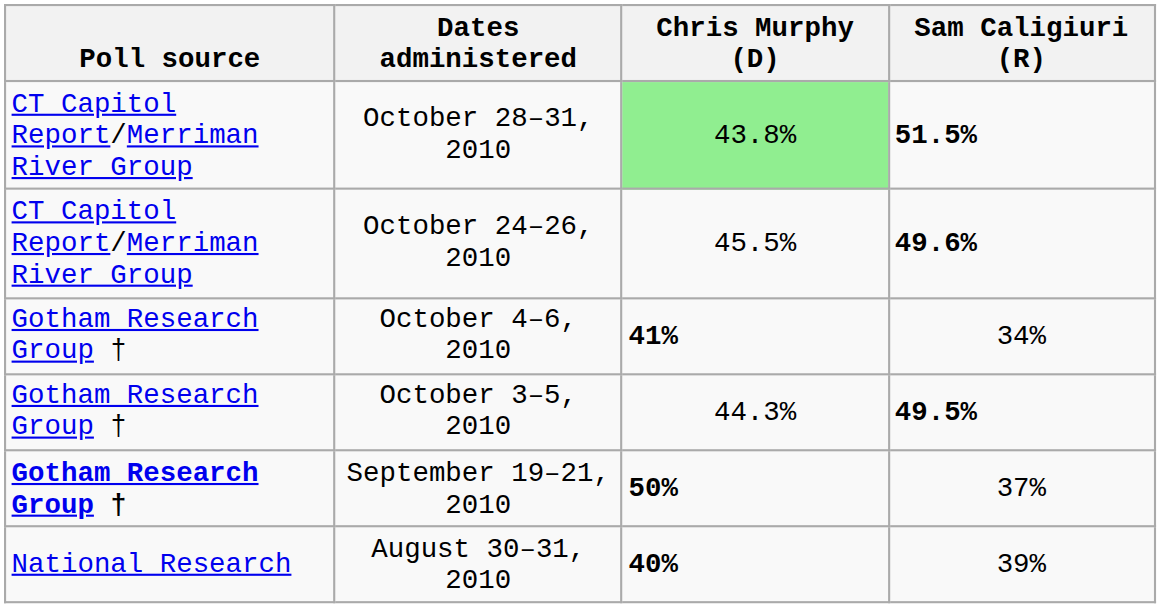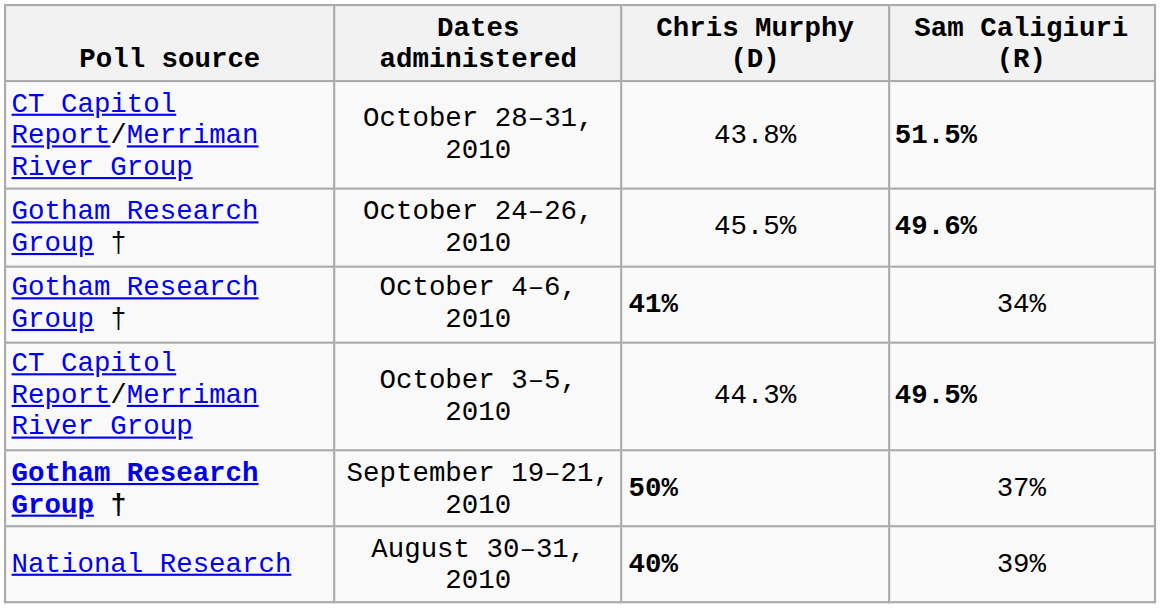(755, 135) lightgreen background -> (755, 135) no background
(135, 243) CT Capitol Report/Merriman River Group -> (135, 228) Gotham Research Group †
(135, 412) Gotham Research Group † -> (135, 396) CT Capitol Report/Merriman River Group
